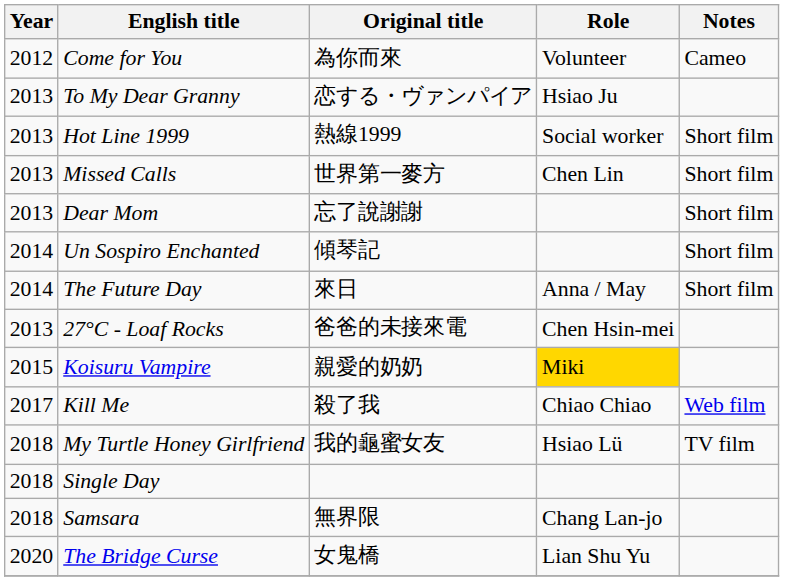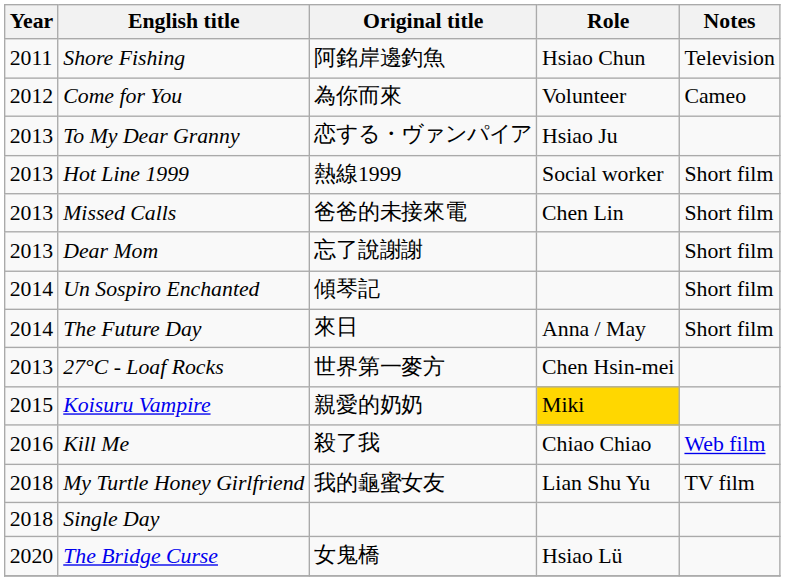+ row: (124, 58)
(380, 173) 世界第一麥方 -> (391, 211) 爸爸的未接來電
(391, 327) 爸爸的未接來電 -> (380, 366) 世界第一麥方
(31, 405) 2017 -> (31, 444) 2016
(582, 444) Hsiao Lü -> (596, 482) Lian Shu Yu
- row: (101, 517)
(596, 555) Lian Shu Yu -> (582, 555) Hsiao Lü
